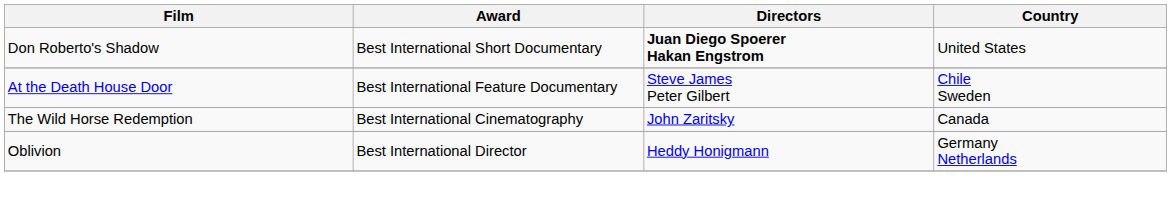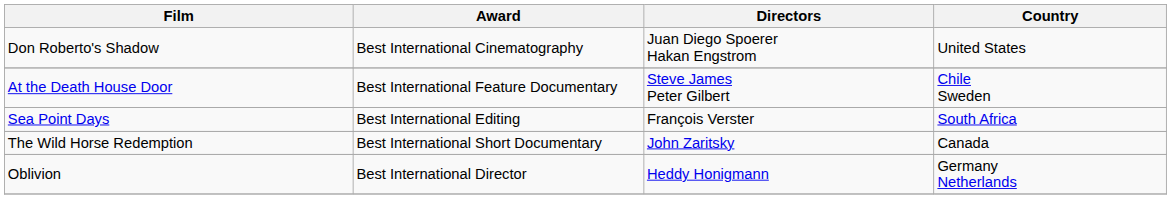(479, 47) Best International Short Documentary -> (470, 47) Best International Cinematography
(716, 47) bold -> (712, 47) normal
+ row: (59, 119)
(470, 119) Best International Cinematography -> (479, 142) Best International Short Documentary
